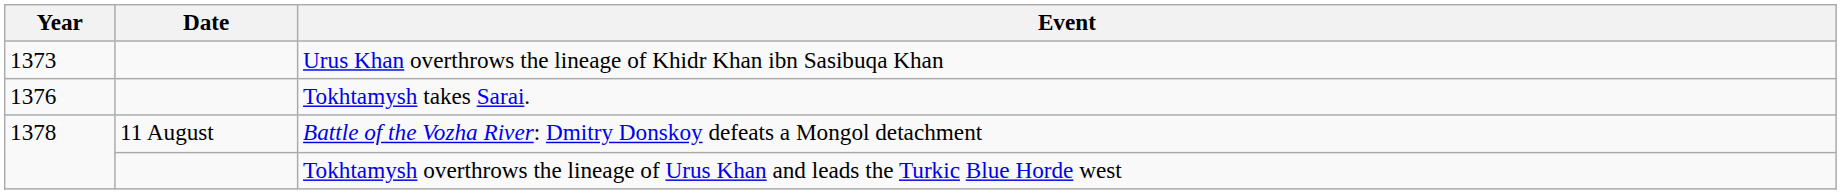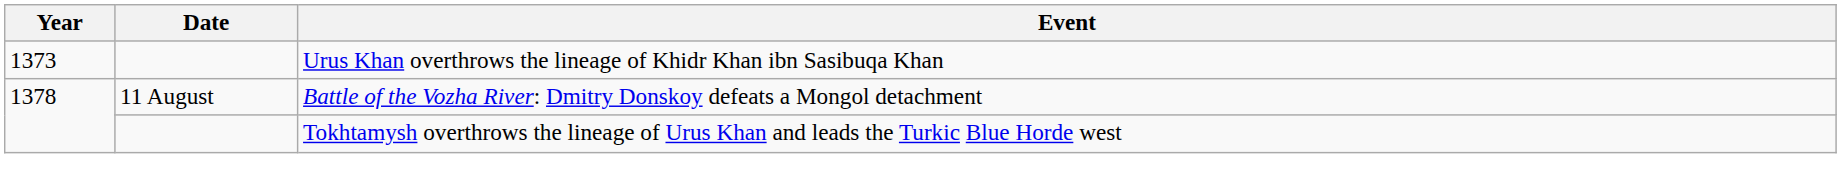- row: (417, 96)
